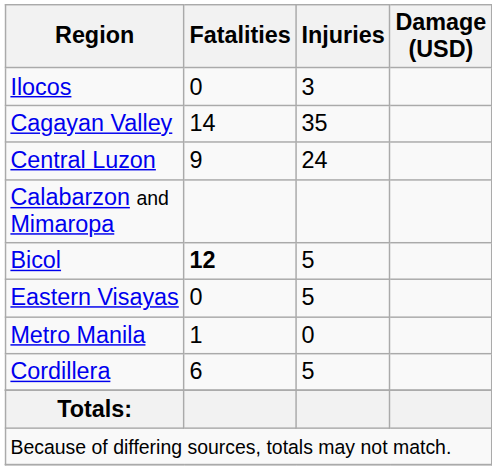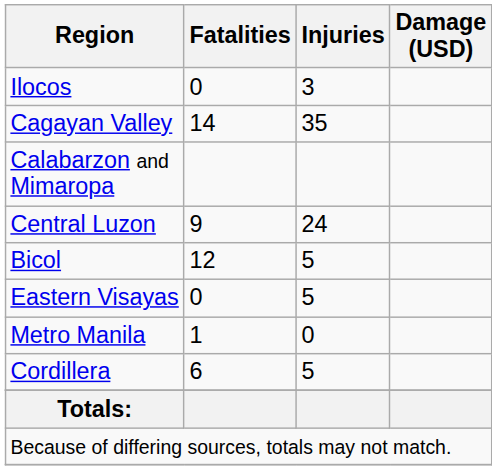rows swapped: (83, 160) <-> (90, 210)
(203, 260) bold -> (203, 260) normal
